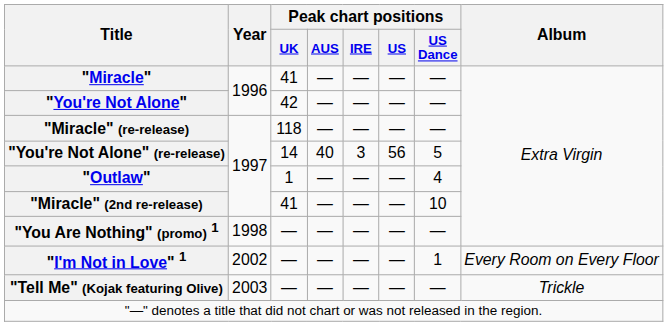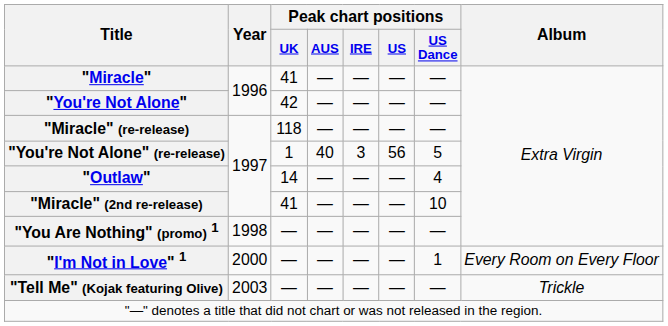(289, 153) 14 -> (289, 153) 1
(289, 178) 1 -> (289, 178) 14
(250, 260) 2002 -> (250, 260) 2000
